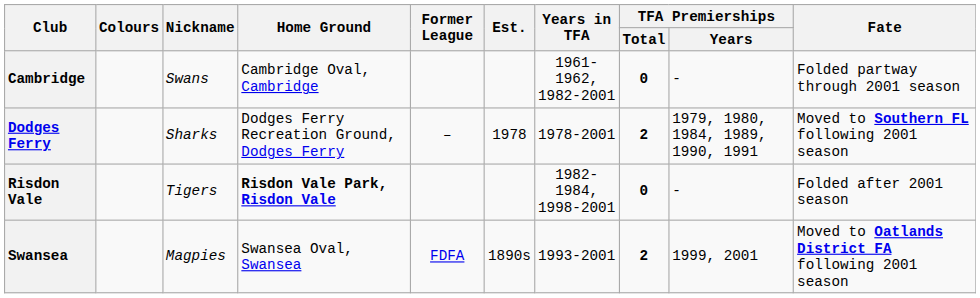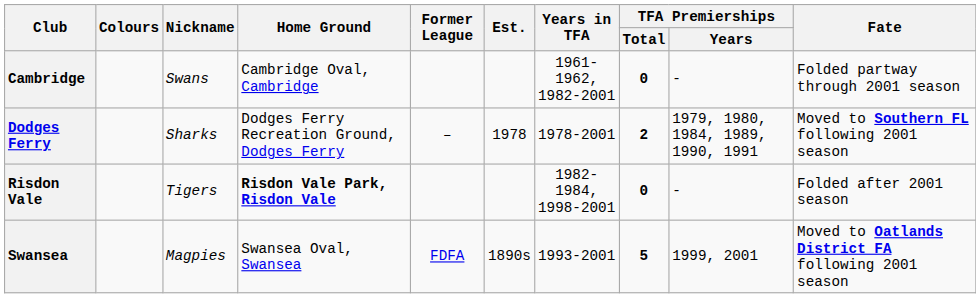(644, 256) 2 -> (644, 256) 5
